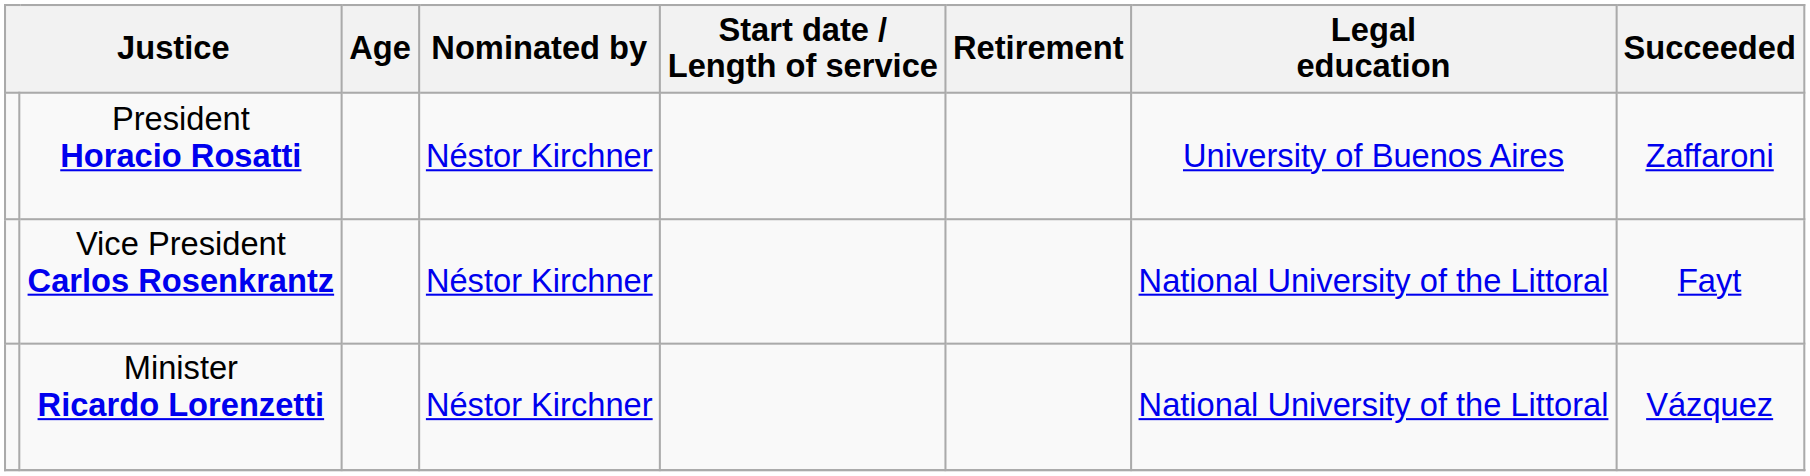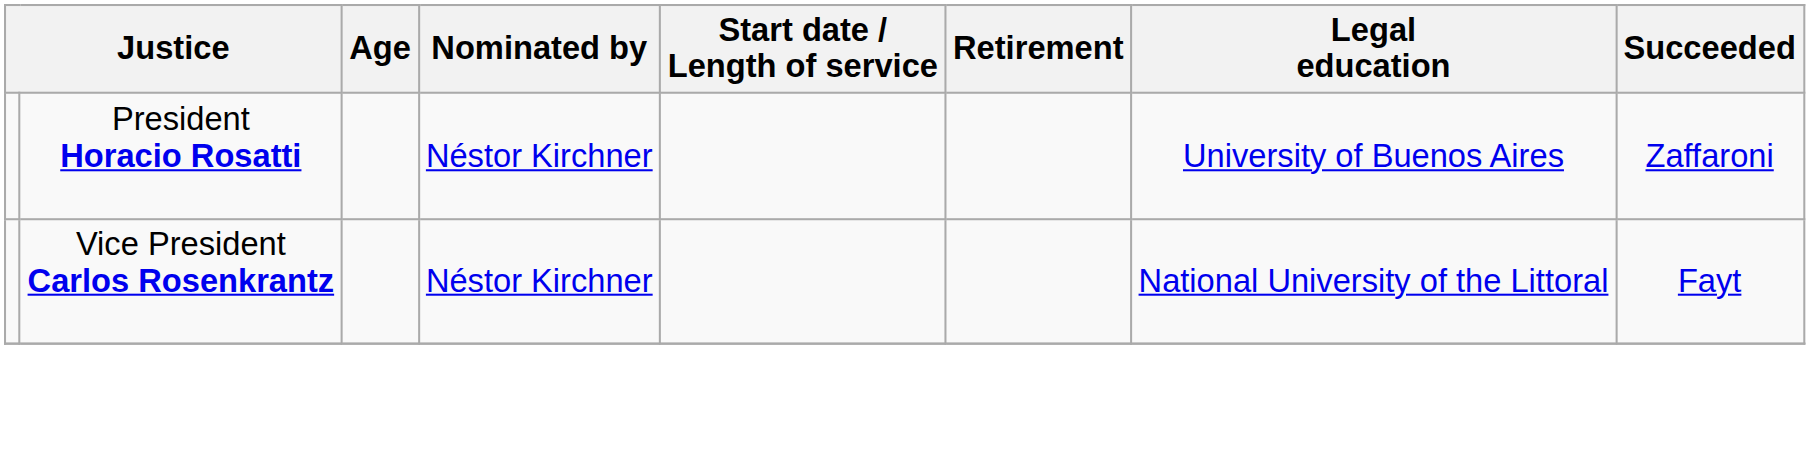- row: (181, 387)
